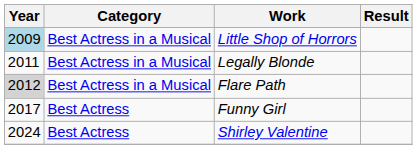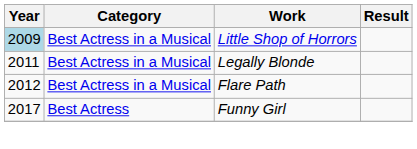(24, 86) lightgrey background -> (24, 86) no background
- row: (273, 132)
